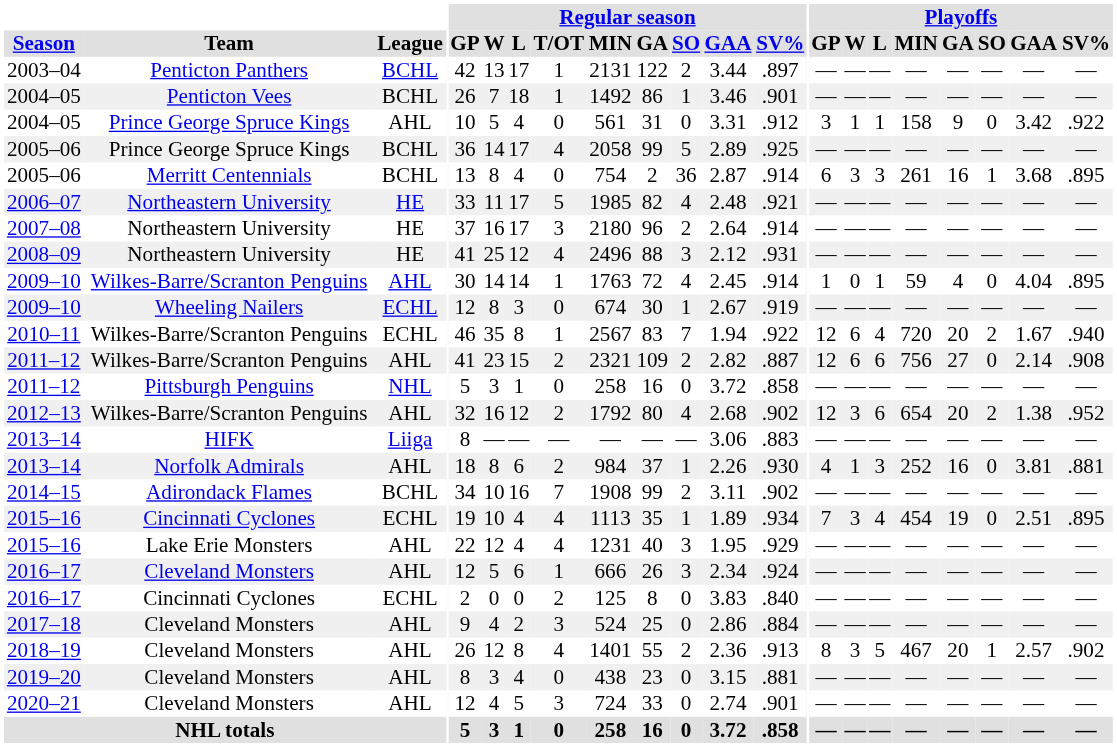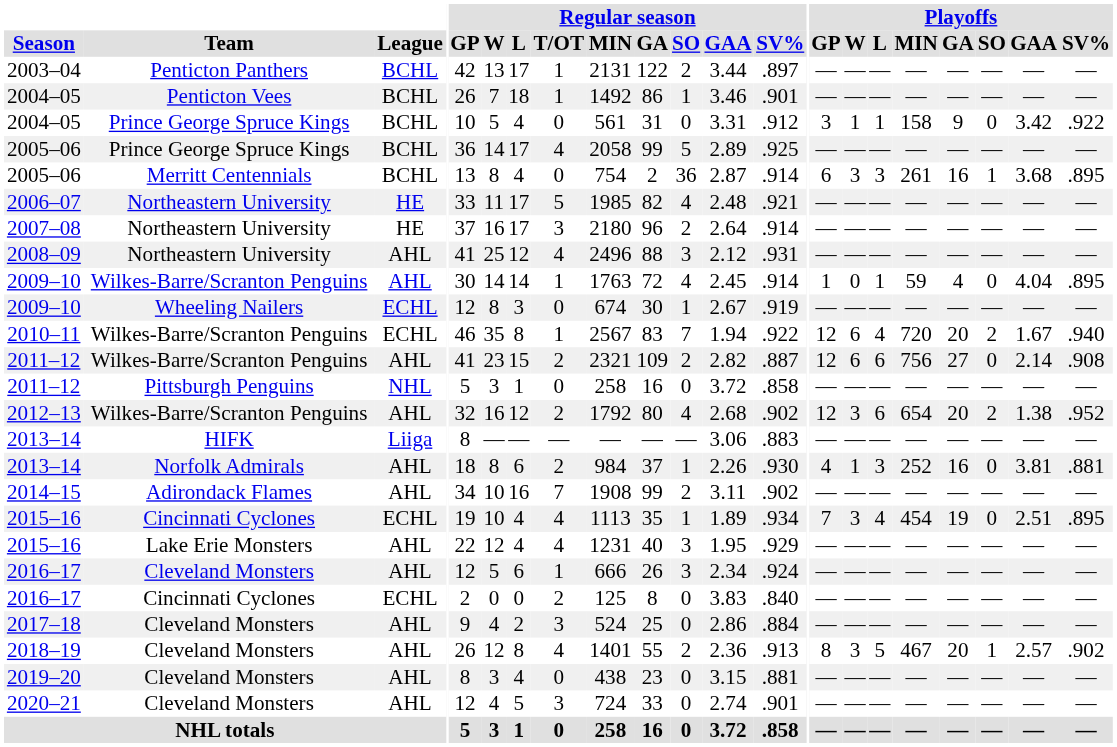(410, 122) AHL -> (410, 122) BCHL
(410, 254) HE -> (410, 254) AHL
(410, 492) BCHL -> (410, 492) AHL
